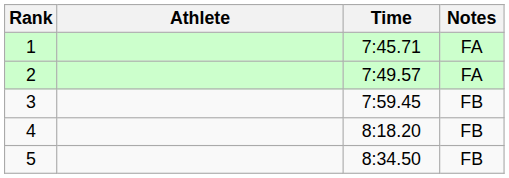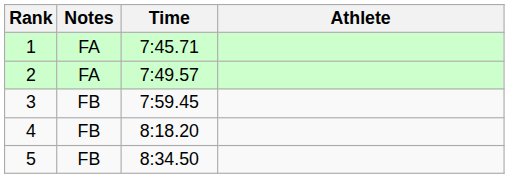columns swapped: (200, 18) <-> (472, 18)
